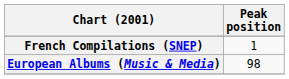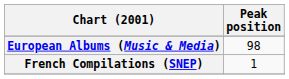rows swapped: (114, 64) <-> (114, 46)
